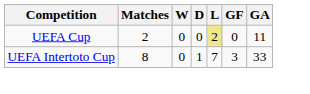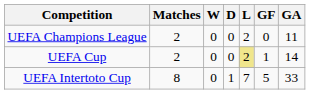+ row: (77, 36)
(234, 36) 0 -> (266, 57) 1
(260, 36) 11 -> (291, 57) 14
(234, 57) 3 -> (266, 78) 5
